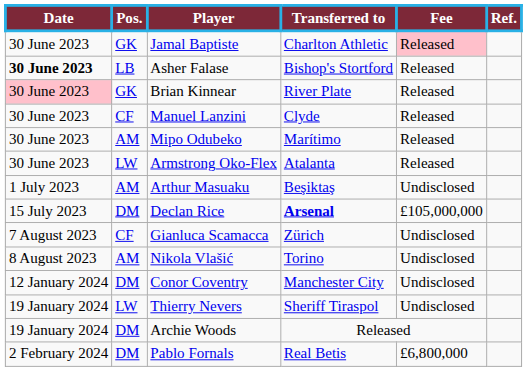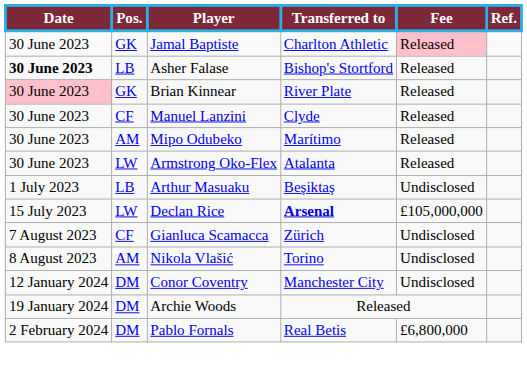(127, 187) AM -> (125, 187) LB
(127, 211) DM -> (126, 211) LW
- row: (196, 306)
